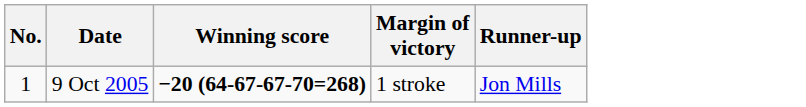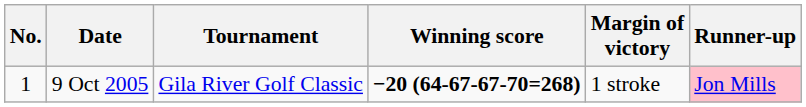+ column: (261, 35)
(520, 84) no background -> (735, 84) pink background
